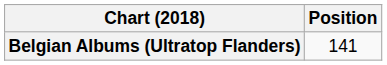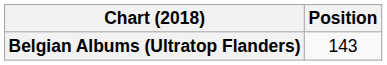(343, 45) 141 -> (343, 45) 143
